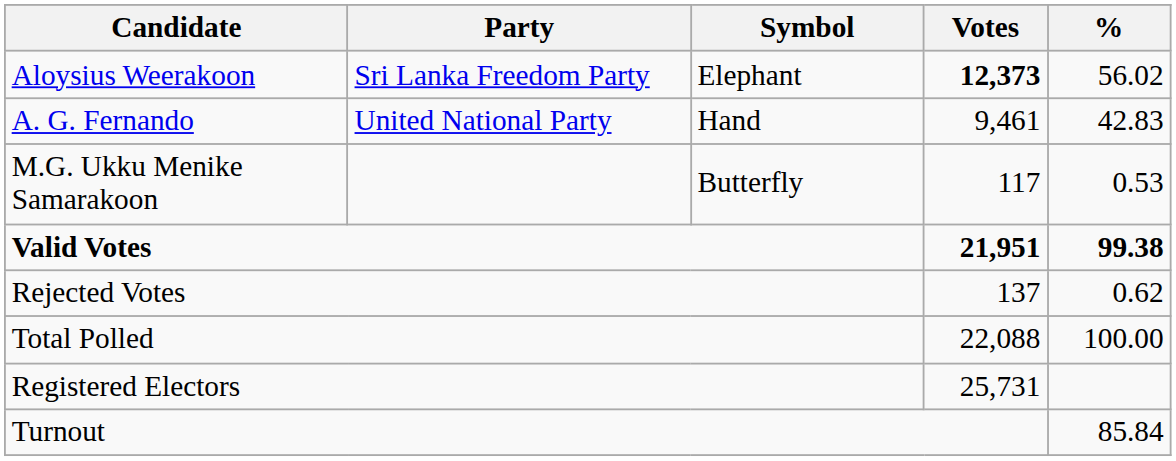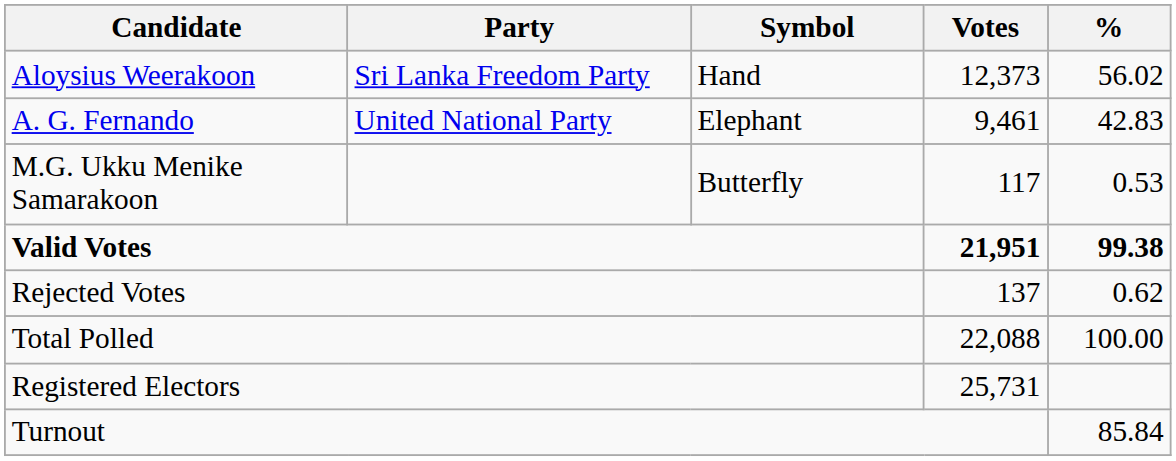(749, 74) Elephant -> (729, 74) Hand
(1000, 74) bold -> (1000, 74) normal
(729, 120) Hand -> (749, 120) Elephant
